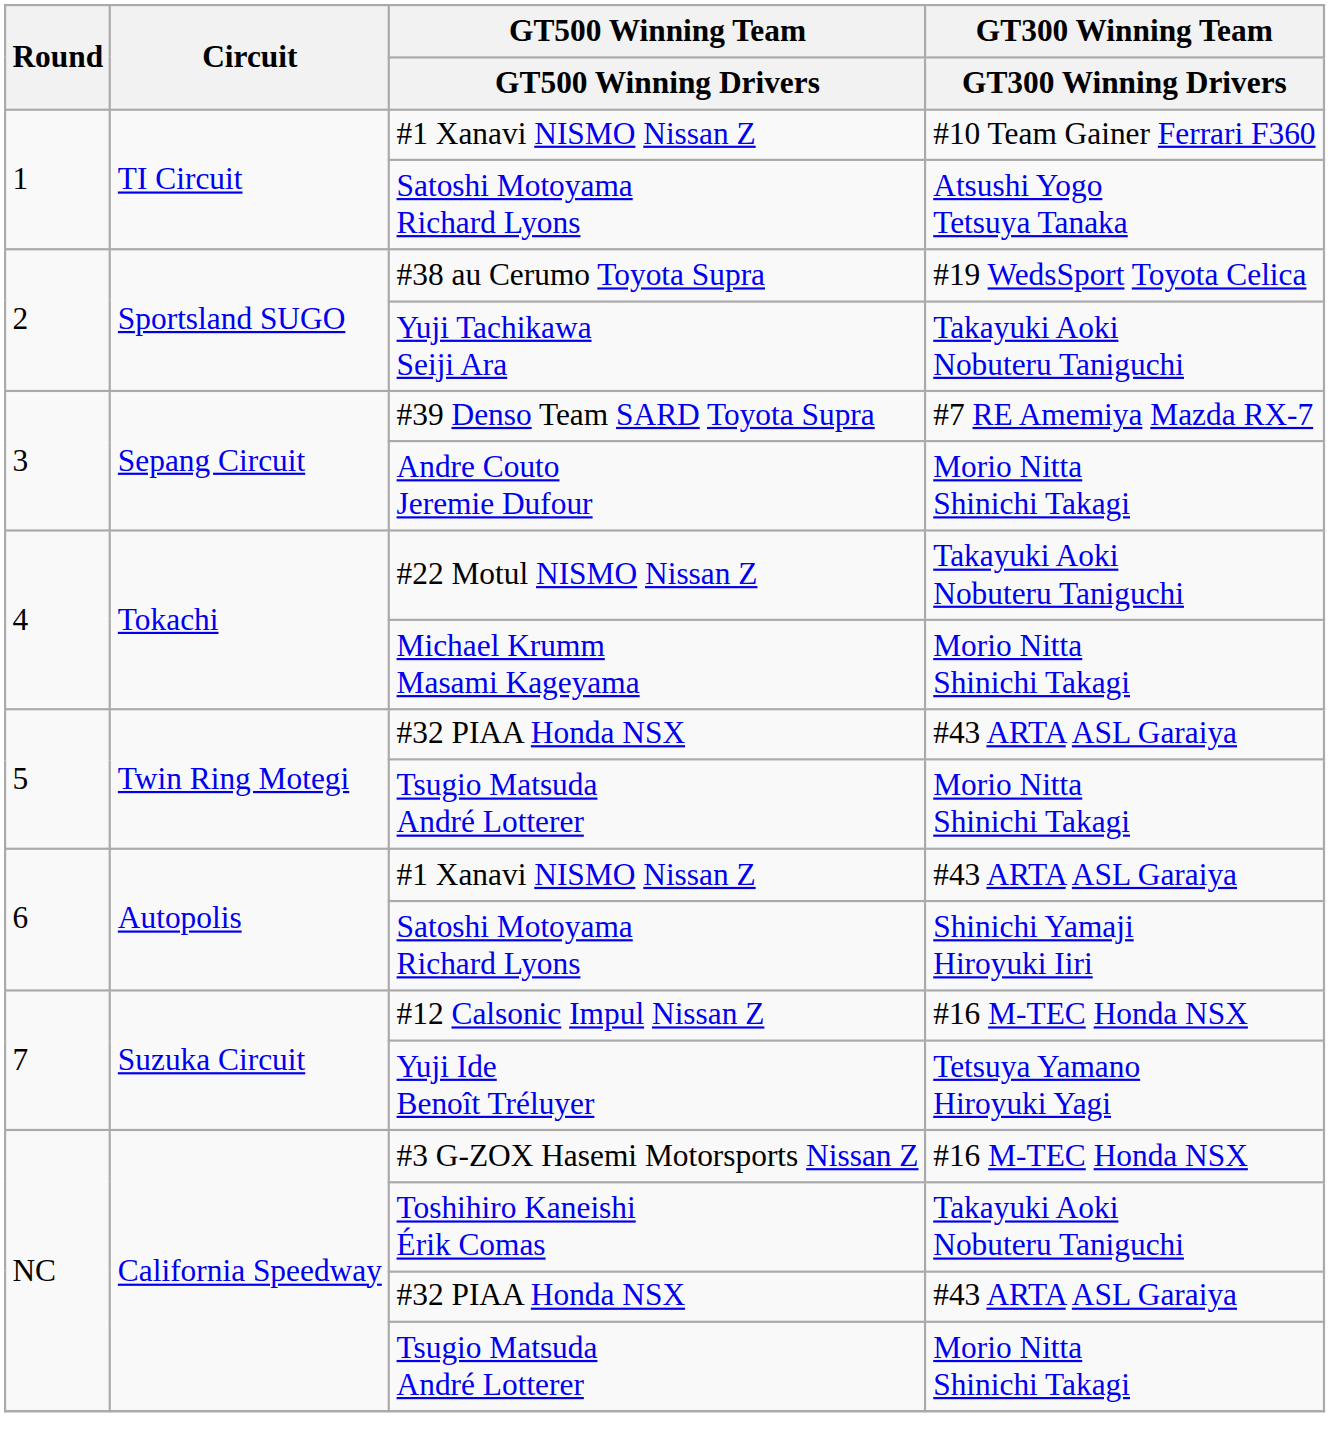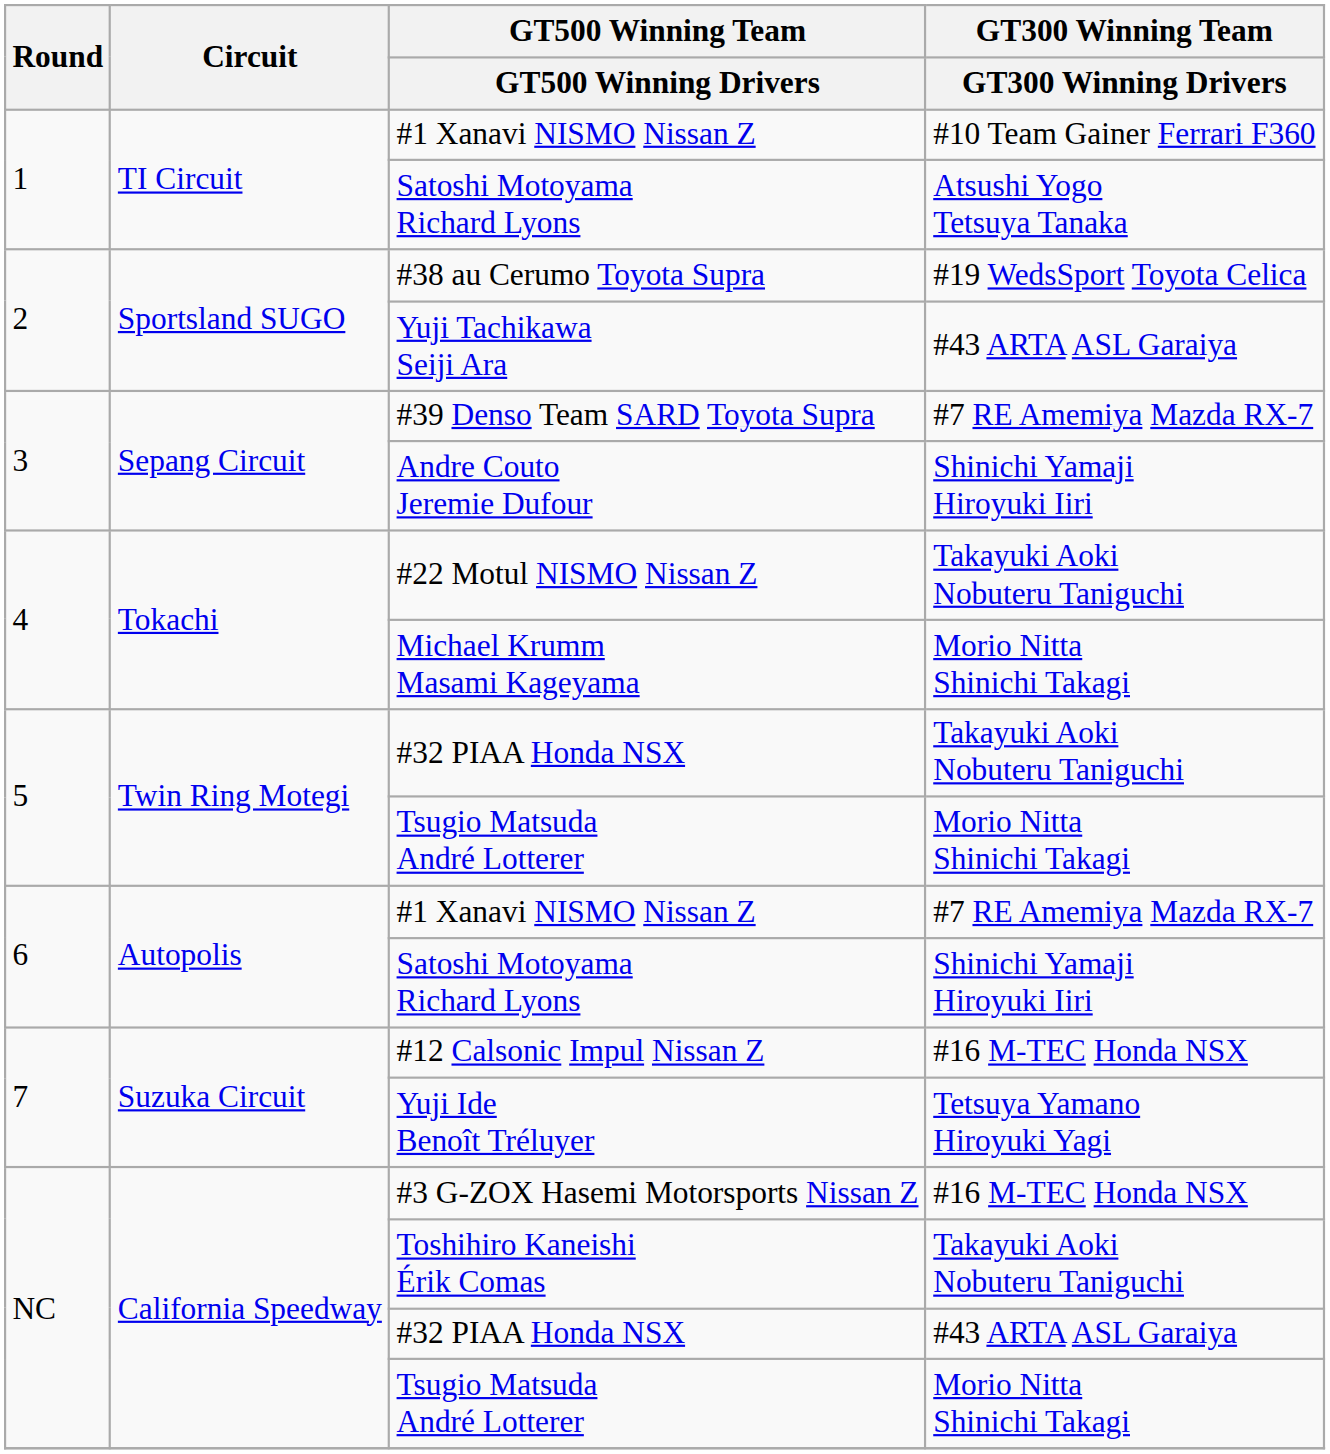(1059, 345) Takayuki Aoki Nobuteru Taniguchi -> (1085, 345) #43 ARTA ASL Garaiya
(1032, 485) Morio Nitta Shinichi Takagi -> (1033, 485) Shinichi Yamaji Hiroyuki Iiri
(1085, 733) #43 ARTA ASL Garaiya -> (1059, 752) Takayuki Aoki Nobuteru Taniguchi
(1085, 874) #43 ARTA ASL Garaiya -> (1123, 911) #7 RE Amemiya Mazda RX-7
